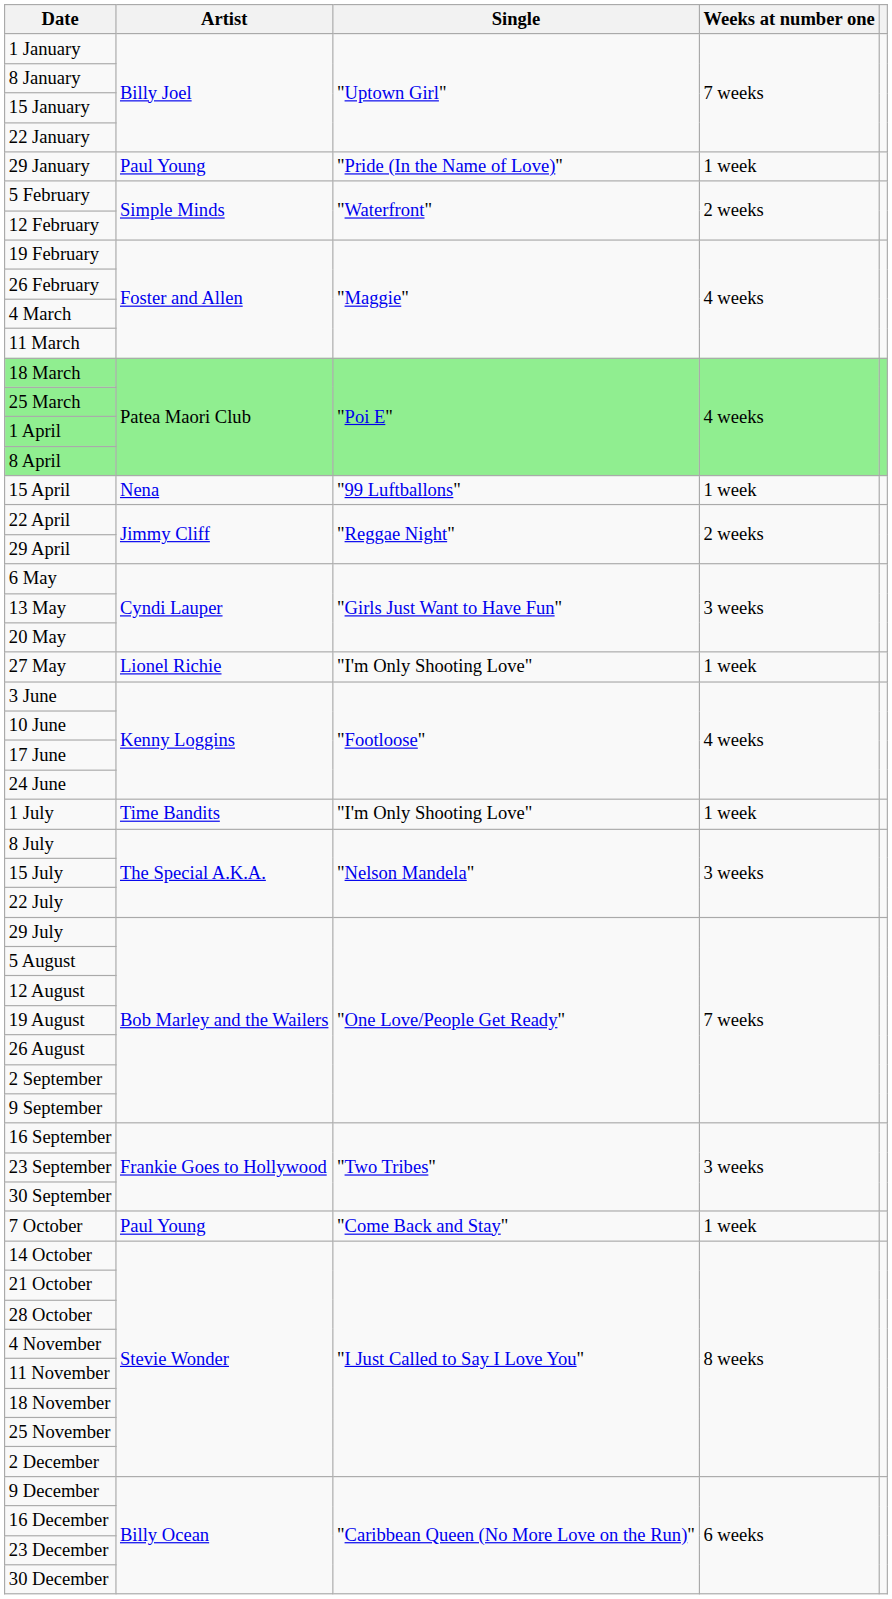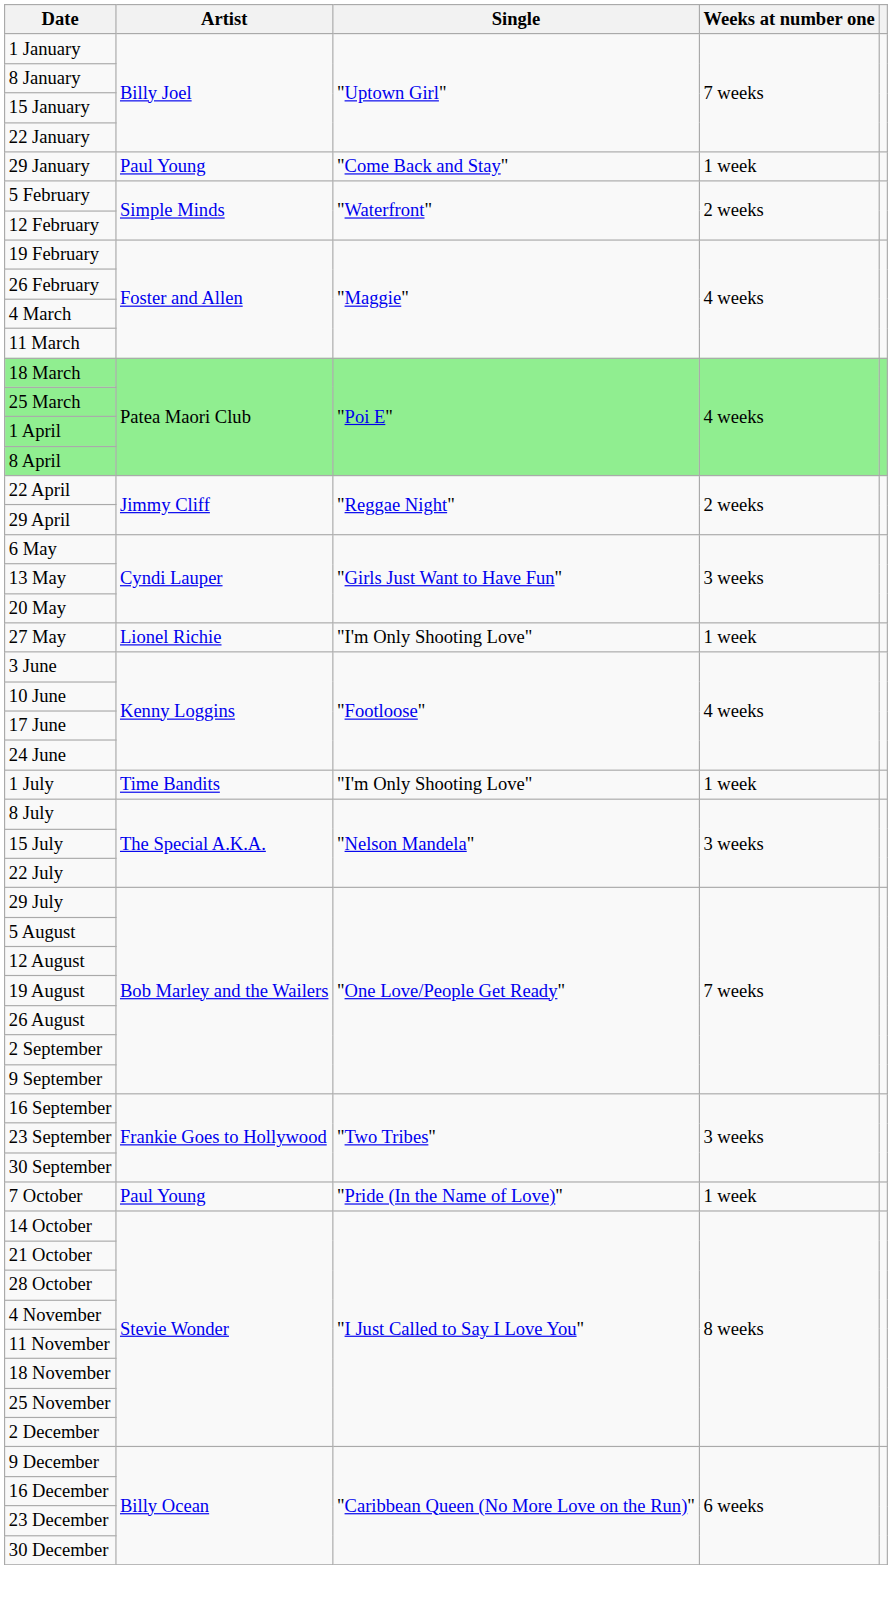(450, 166) "Pride (In the Name of Love)" -> (423, 166) "Come Back and Stay"
- row: (40, 490)
(423, 1226) "Come Back and Stay" -> (450, 1196) "Pride (In the Name of Love)"
